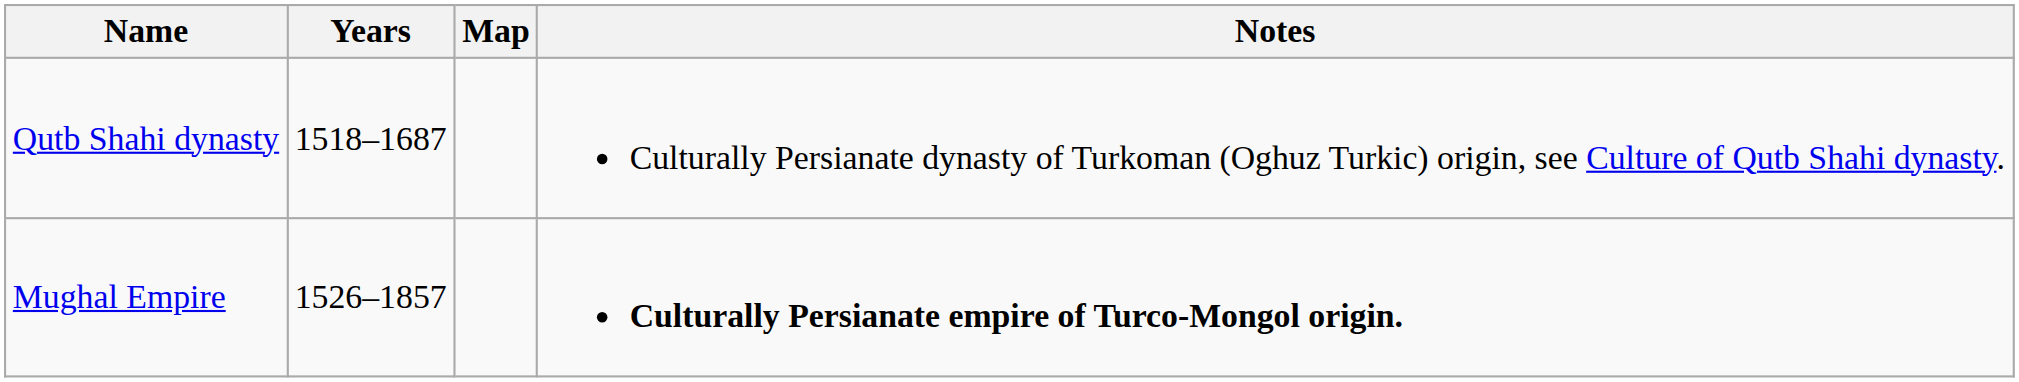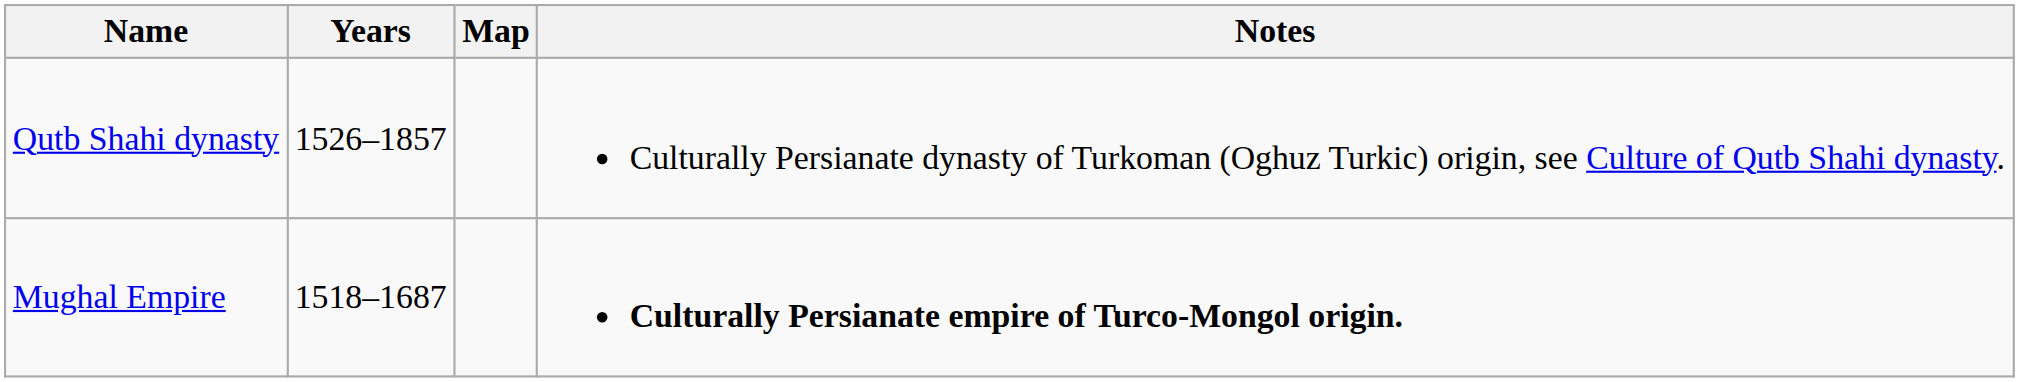(371, 137) 1518–1687 -> (371, 137) 1526–1857
(371, 296) 1526–1857 -> (371, 296) 1518–1687
